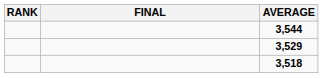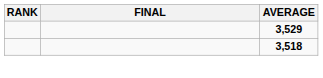- row: (289, 30)
